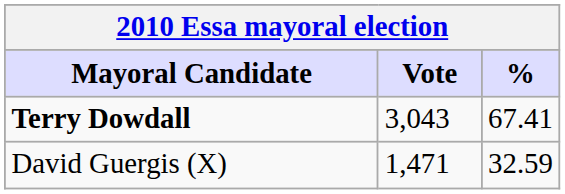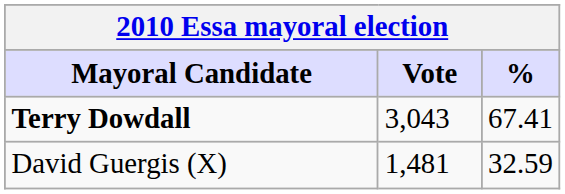(417, 164) 1,471 -> (417, 164) 1,481
